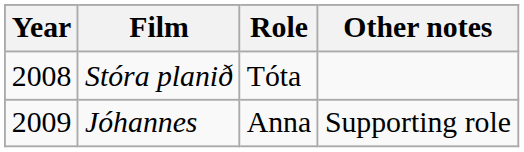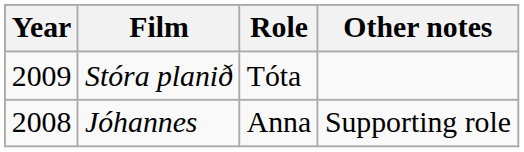(42, 75) 2008 -> (42, 75) 2009
(42, 122) 2009 -> (42, 122) 2008
